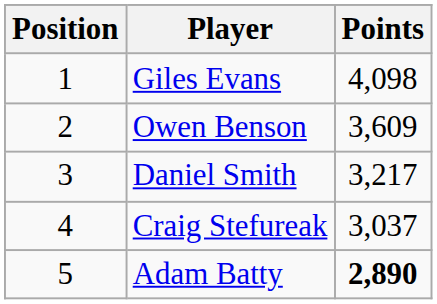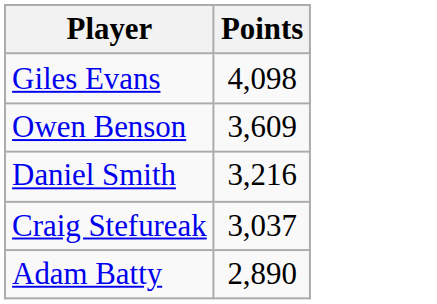- column: (65, 28)
(383, 175) 3,217 -> (262, 175) 3,216
(383, 273) bold -> (262, 273) normal
